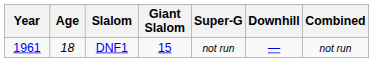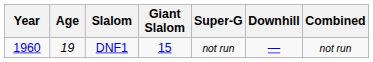(27, 47) 1961 -> (27, 47) 1960
(67, 47) 18 -> (67, 47) 19
